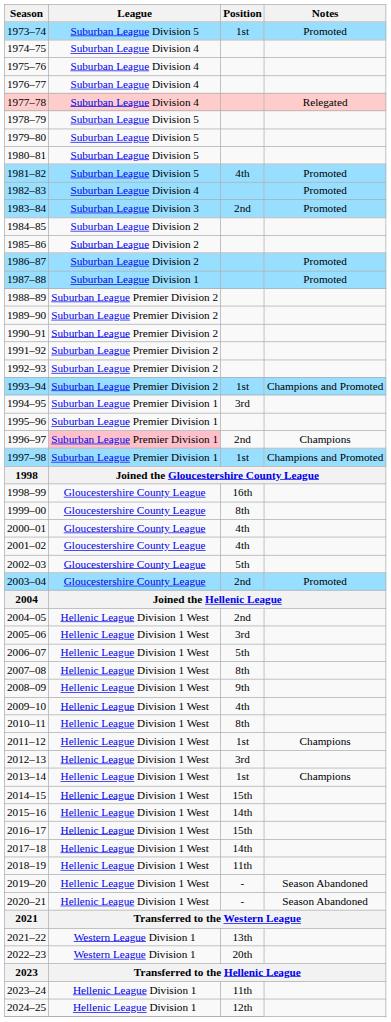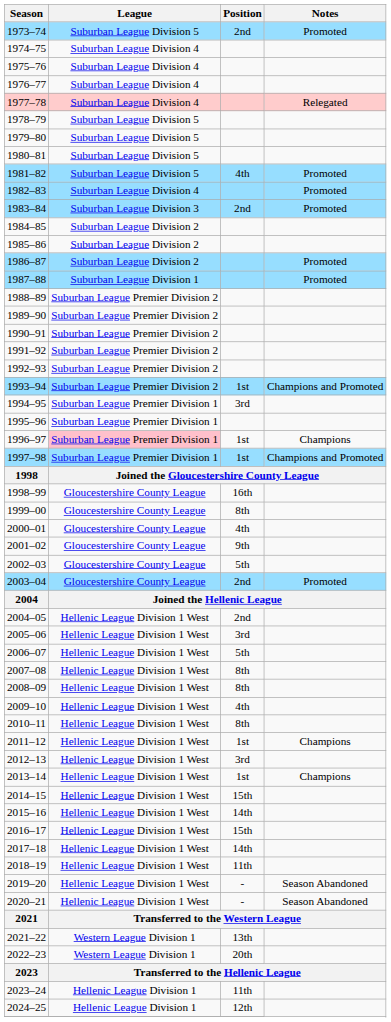(242, 31) 1st -> (242, 31) 2nd
(242, 439) 2nd -> (242, 439) 1st
(242, 546) 4th -> (242, 546) 9th
(242, 688) 9th -> (242, 688) 8th
